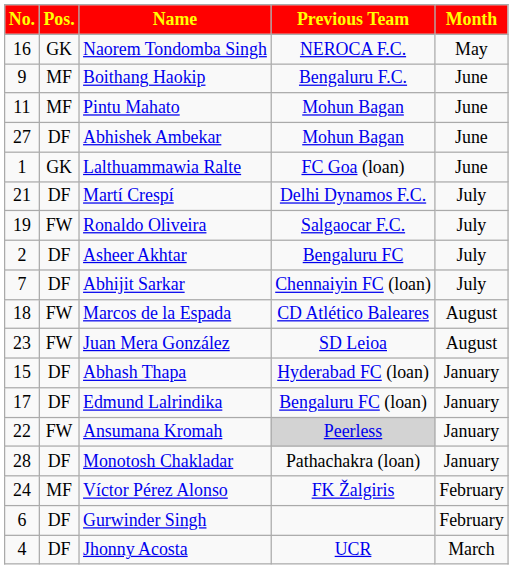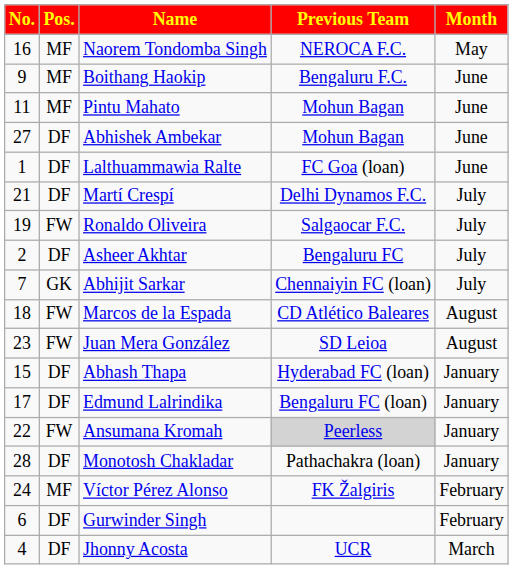(59, 49) GK -> (59, 49) MF
(59, 166) GK -> (59, 166) DF
(59, 284) DF -> (59, 284) GK
